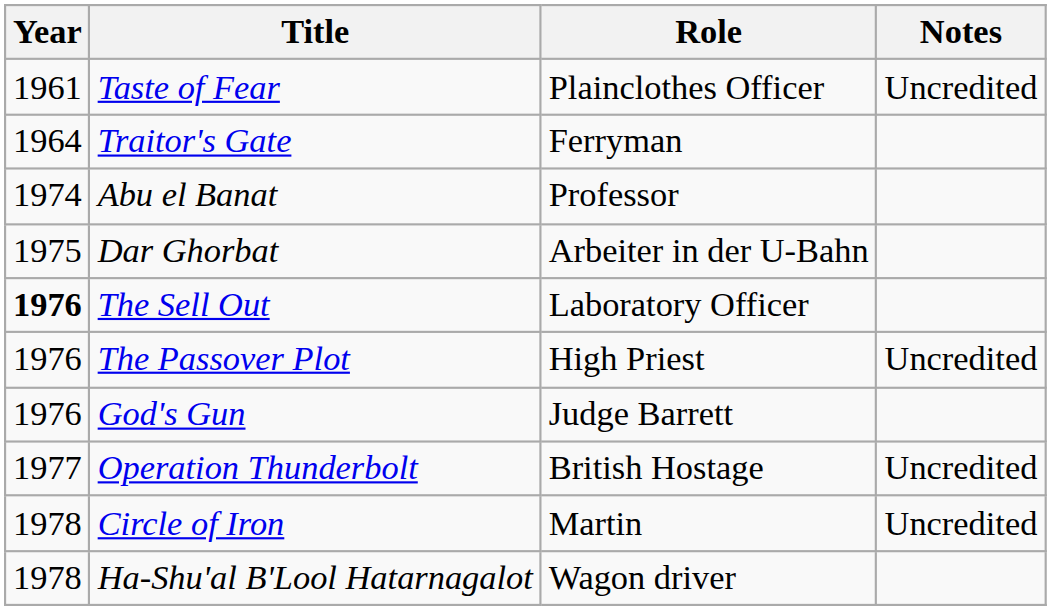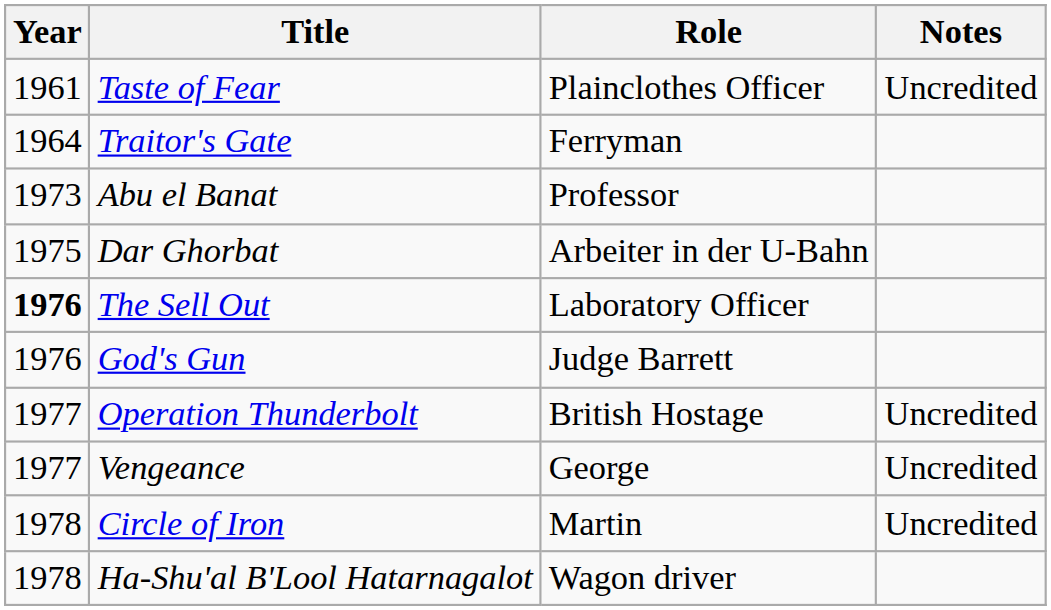(47, 195) 1974 -> (47, 195) 1973
- row: (224, 359)
+ row: (171, 468)
